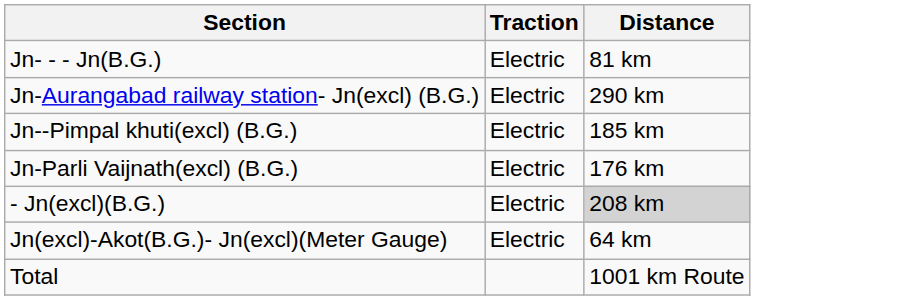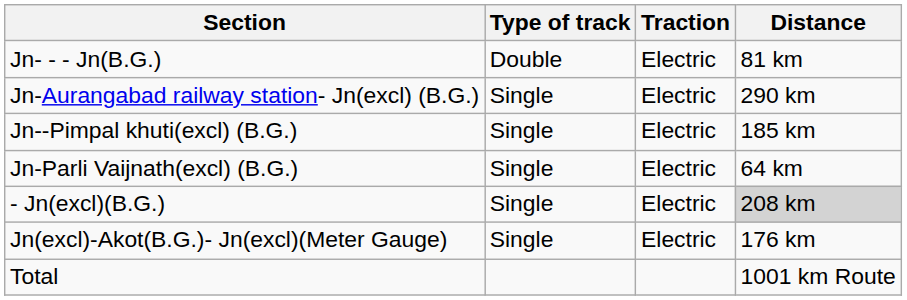+ column: (560, 22)
(627, 167) 176 km -> (772, 167) 64 km
(620, 240) 64 km -> (778, 240) 176 km
